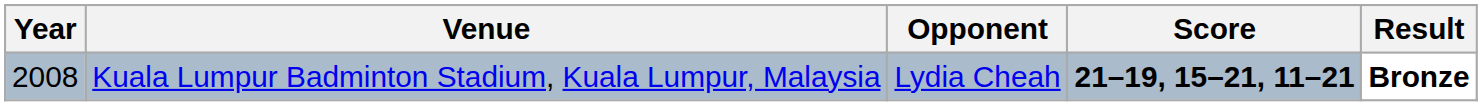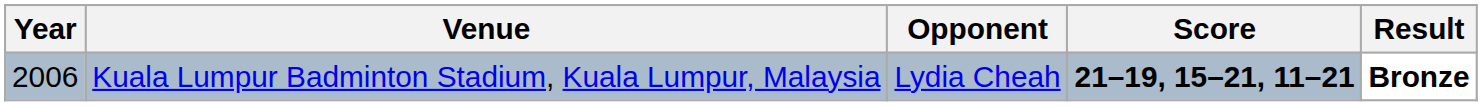(45, 76) 2008 -> (45, 76) 2006
